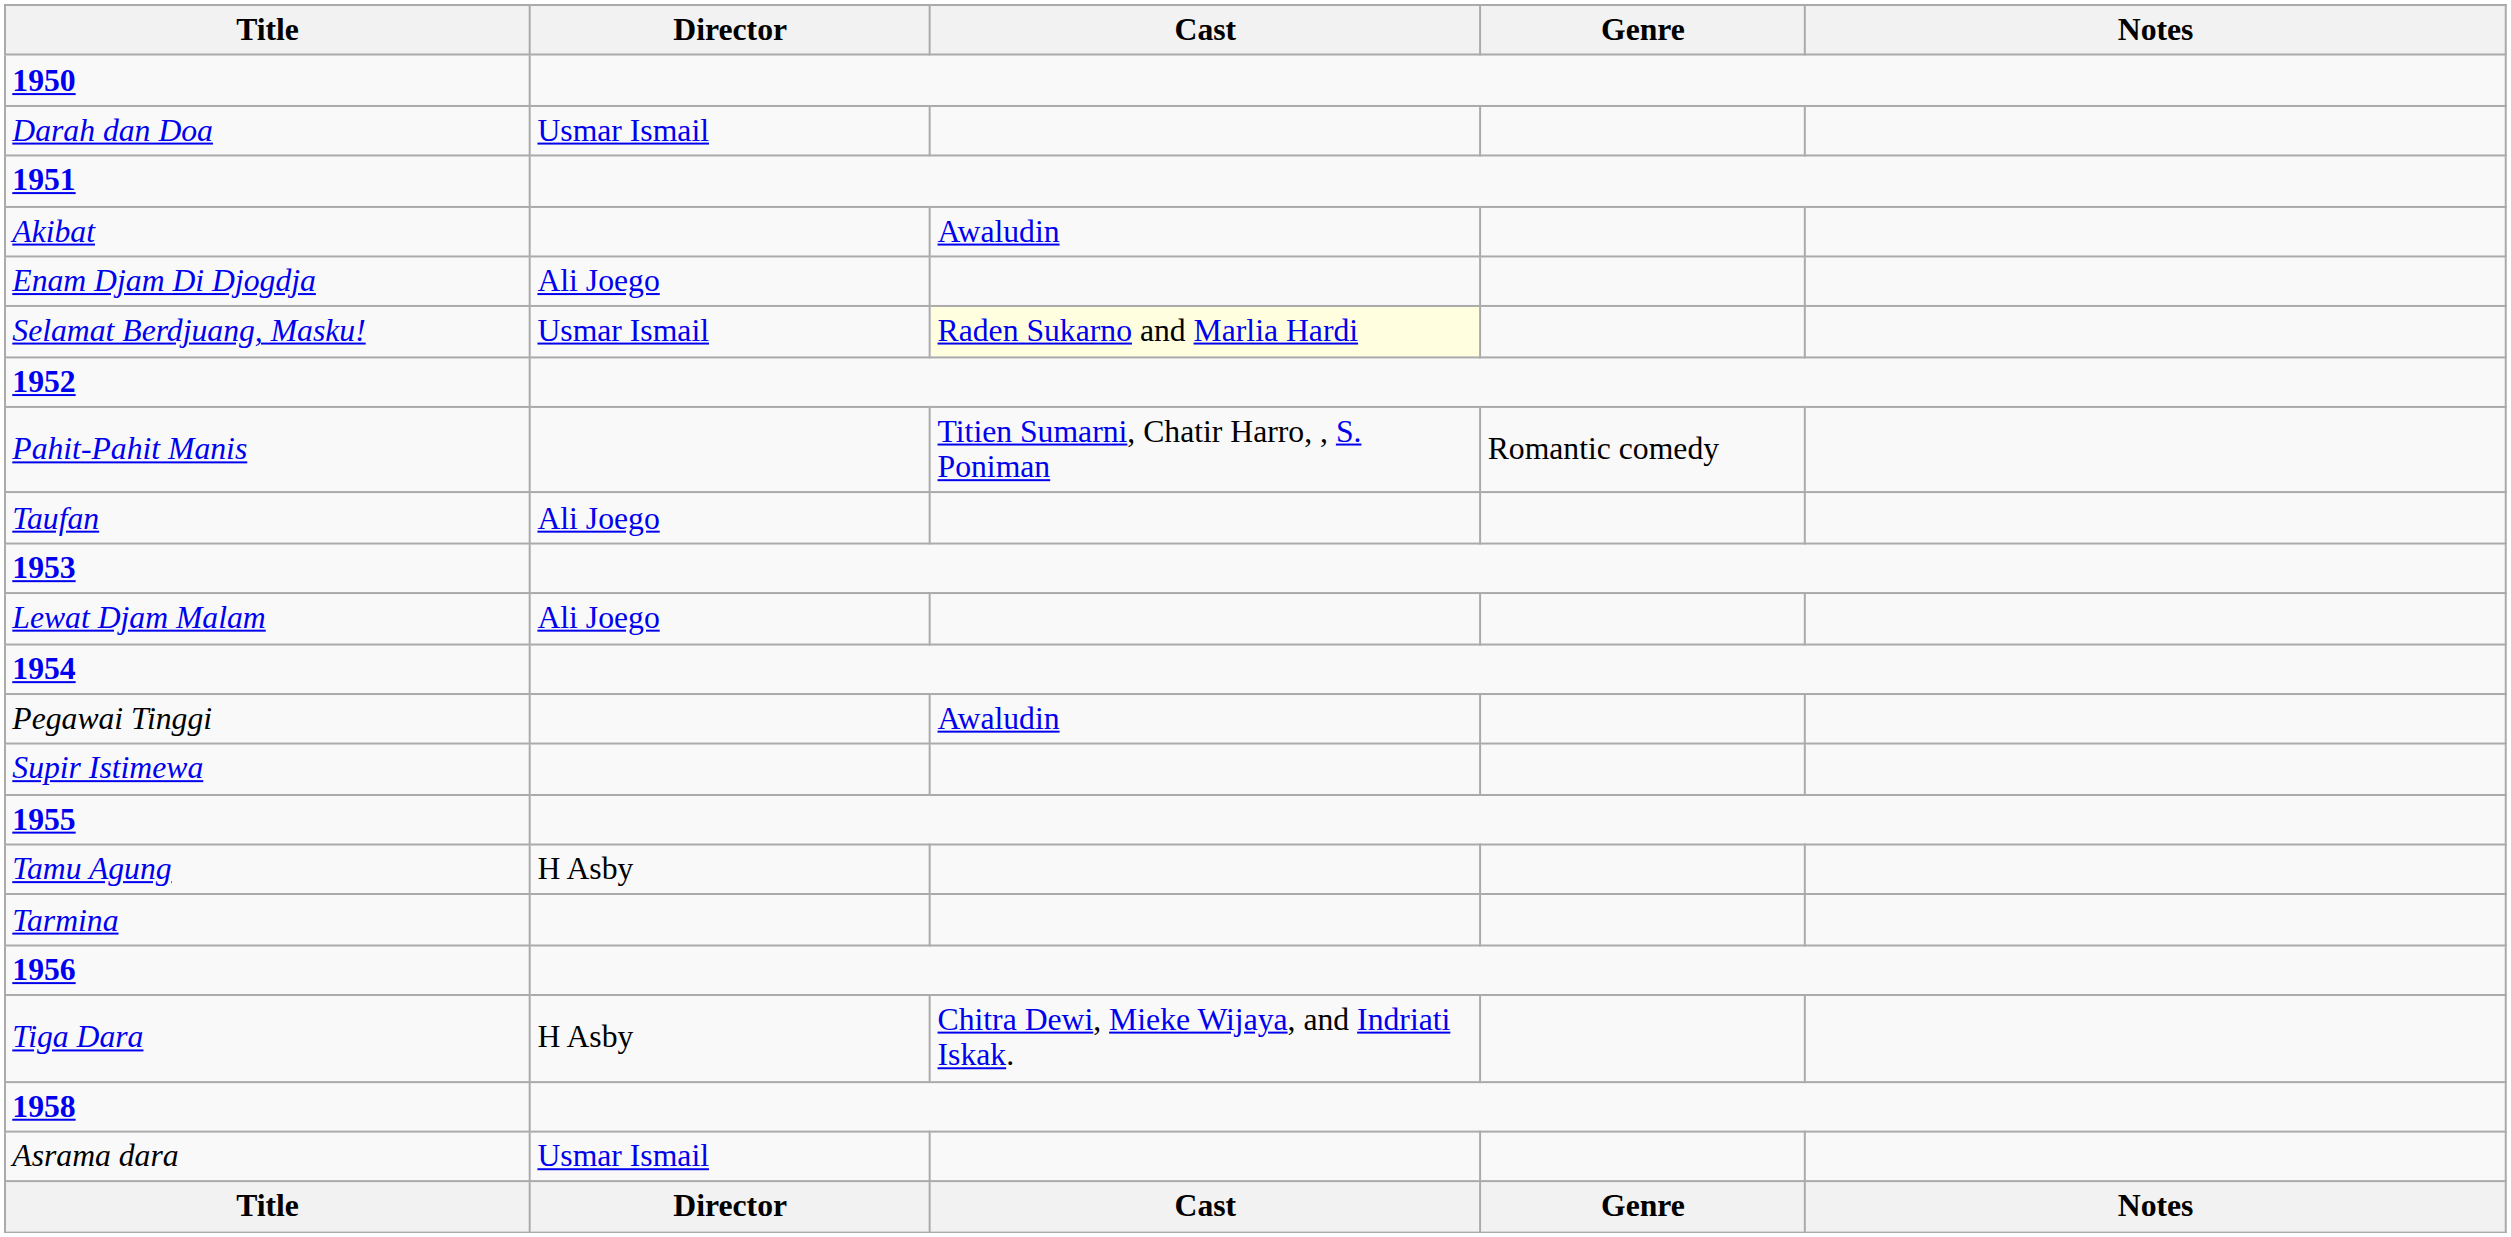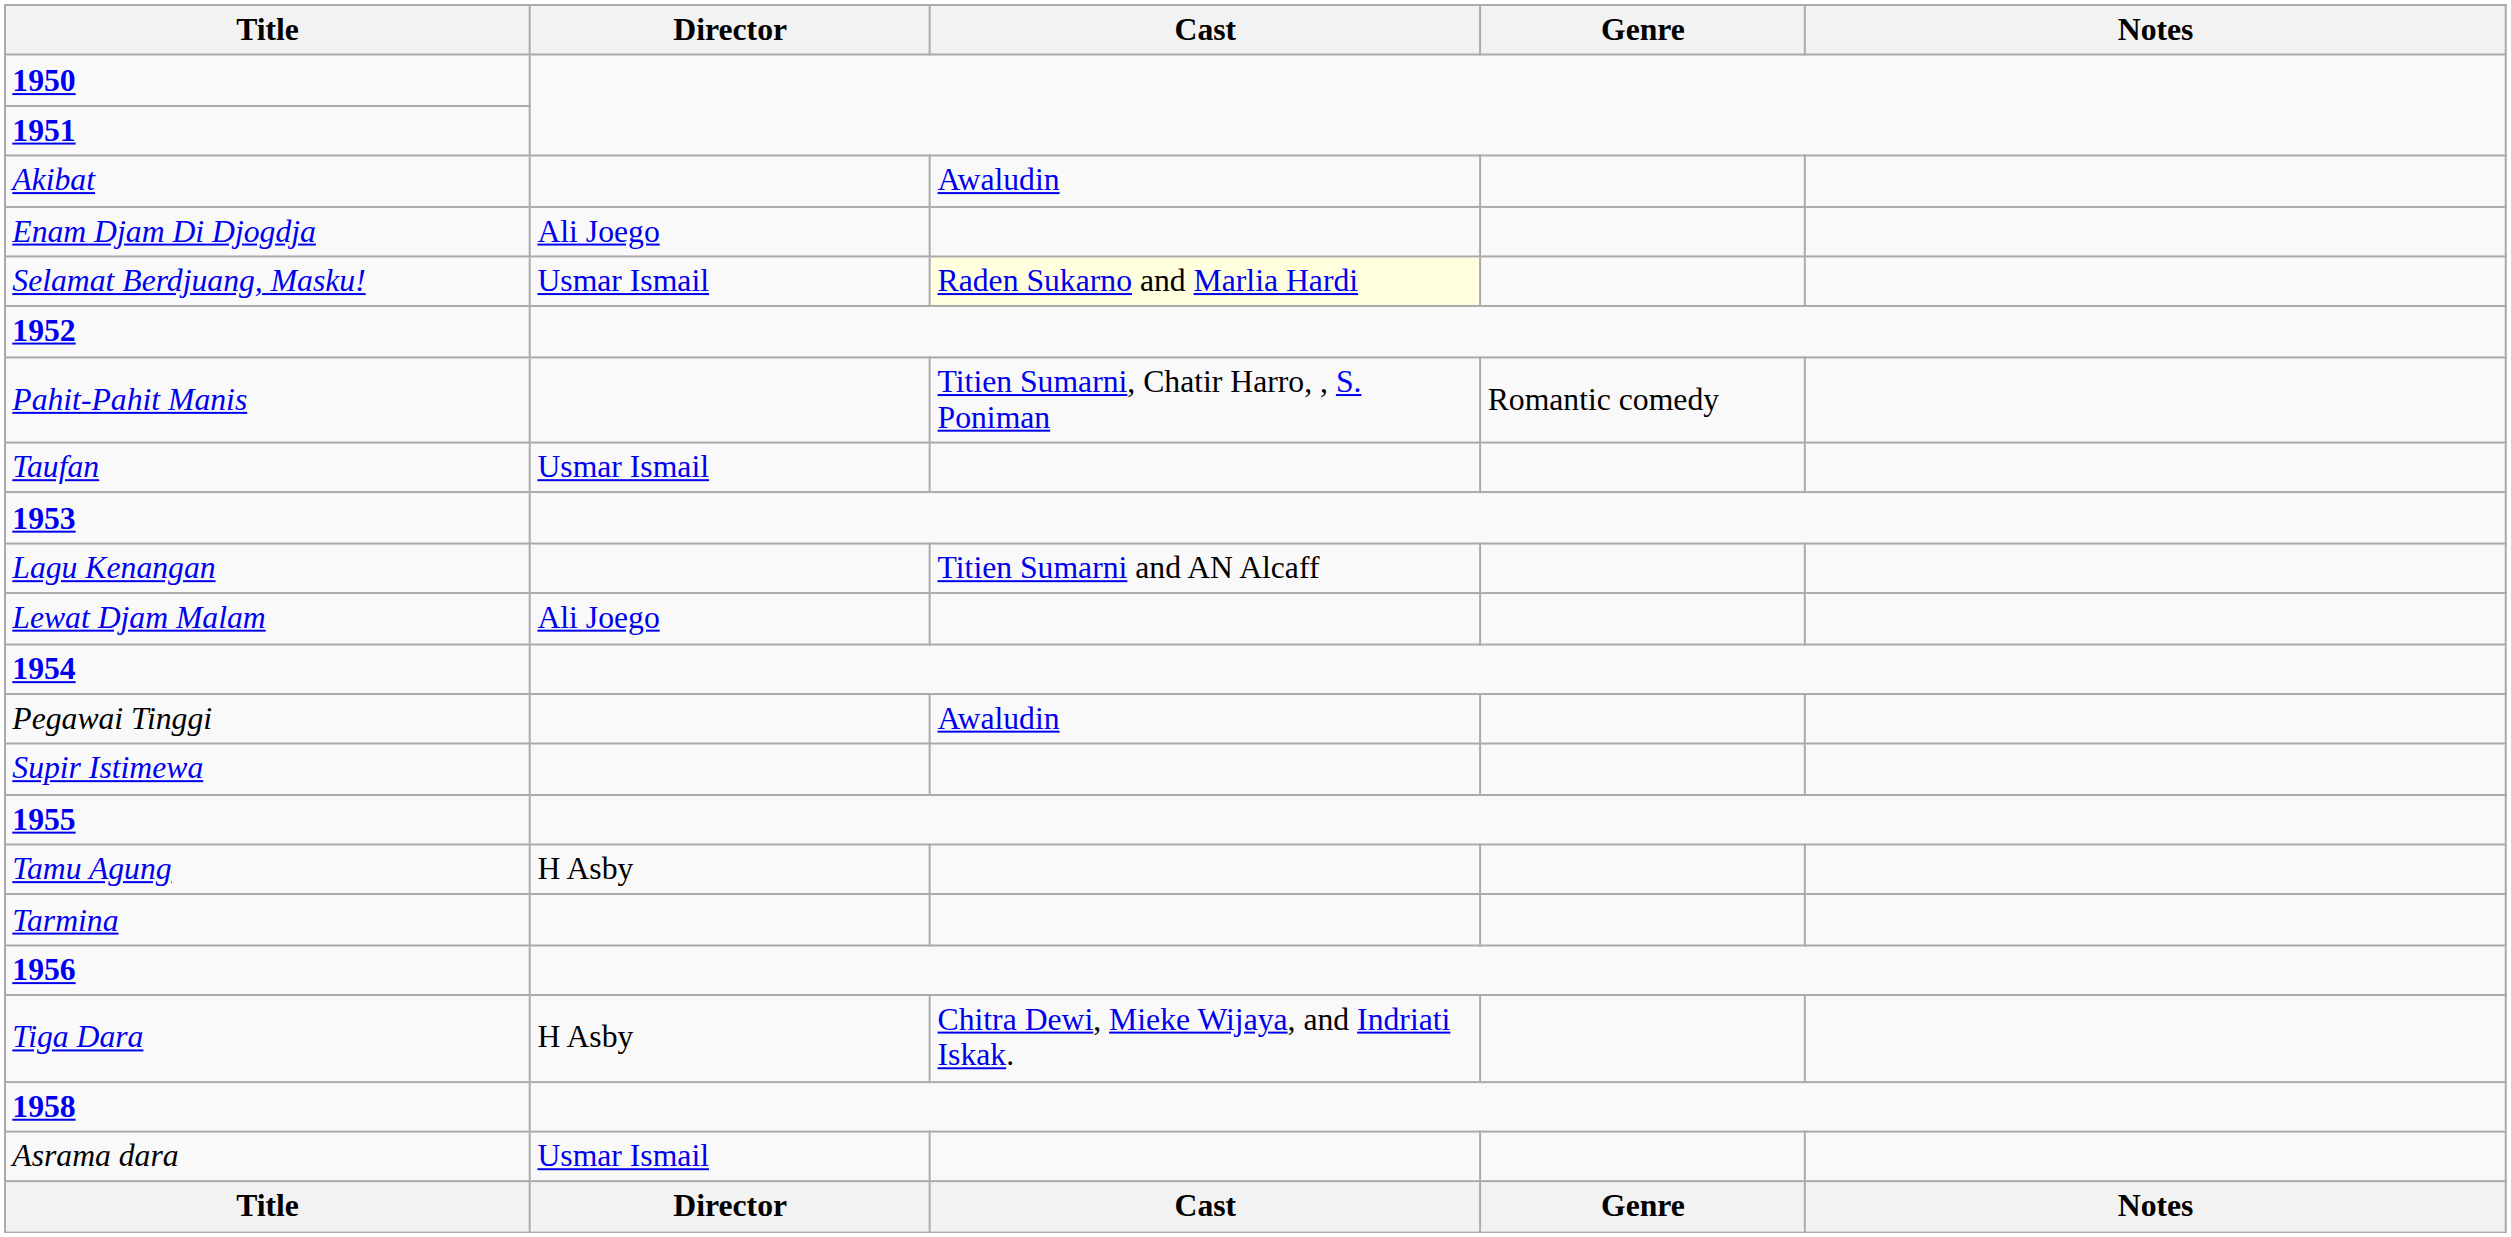- row: (113, 130)
(599, 517) Ali Joego -> (623, 467) Usmar Ismail
+ row: (114, 567)
